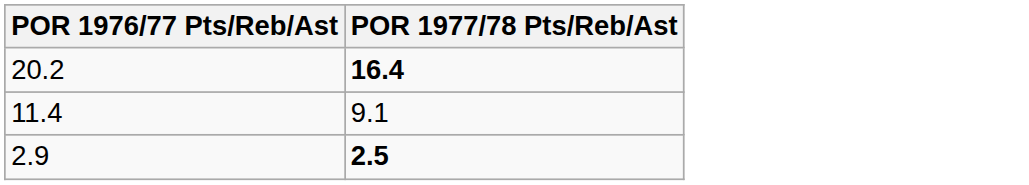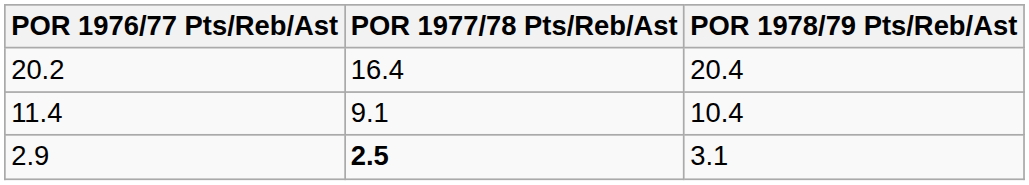+ column: (854, 26)
(377, 69) bold -> (377, 69) normal
